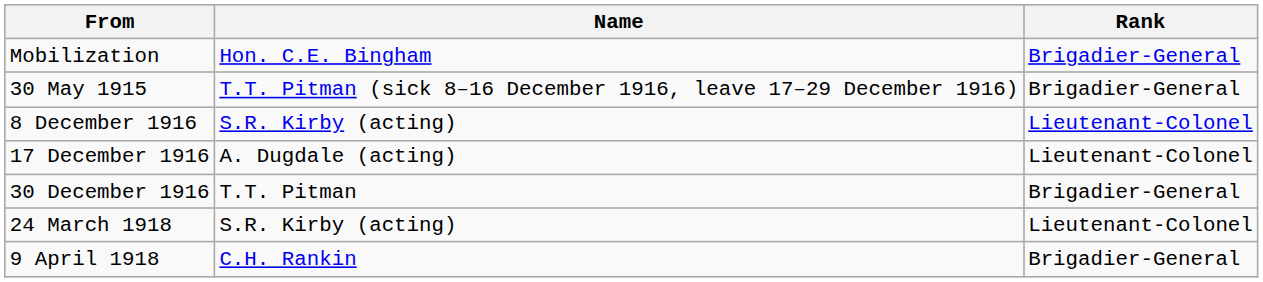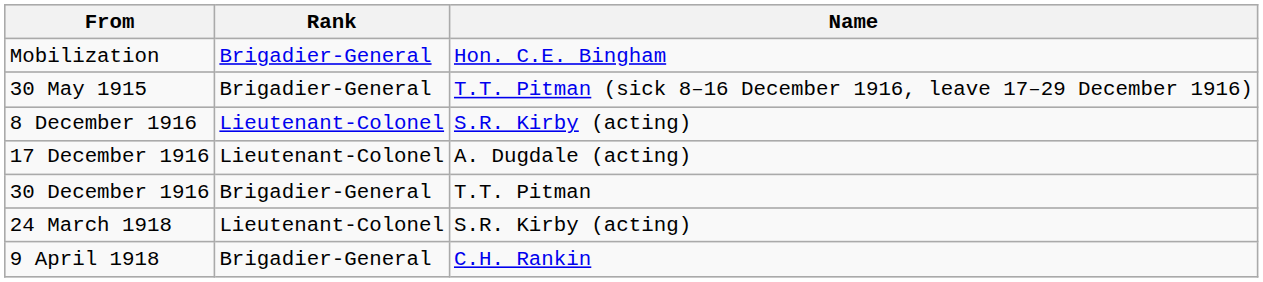columns swapped: (1140, 22) <-> (619, 22)
